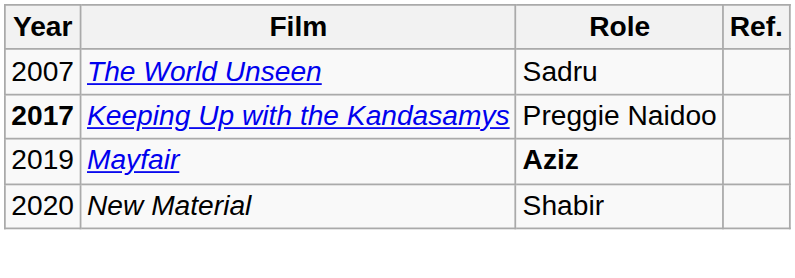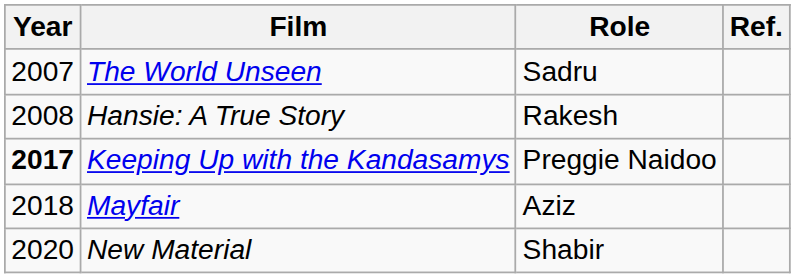+ row: (216, 116)
(43, 160) 2019 -> (43, 205) 2018
(551, 160) bold -> (549, 205) normal
